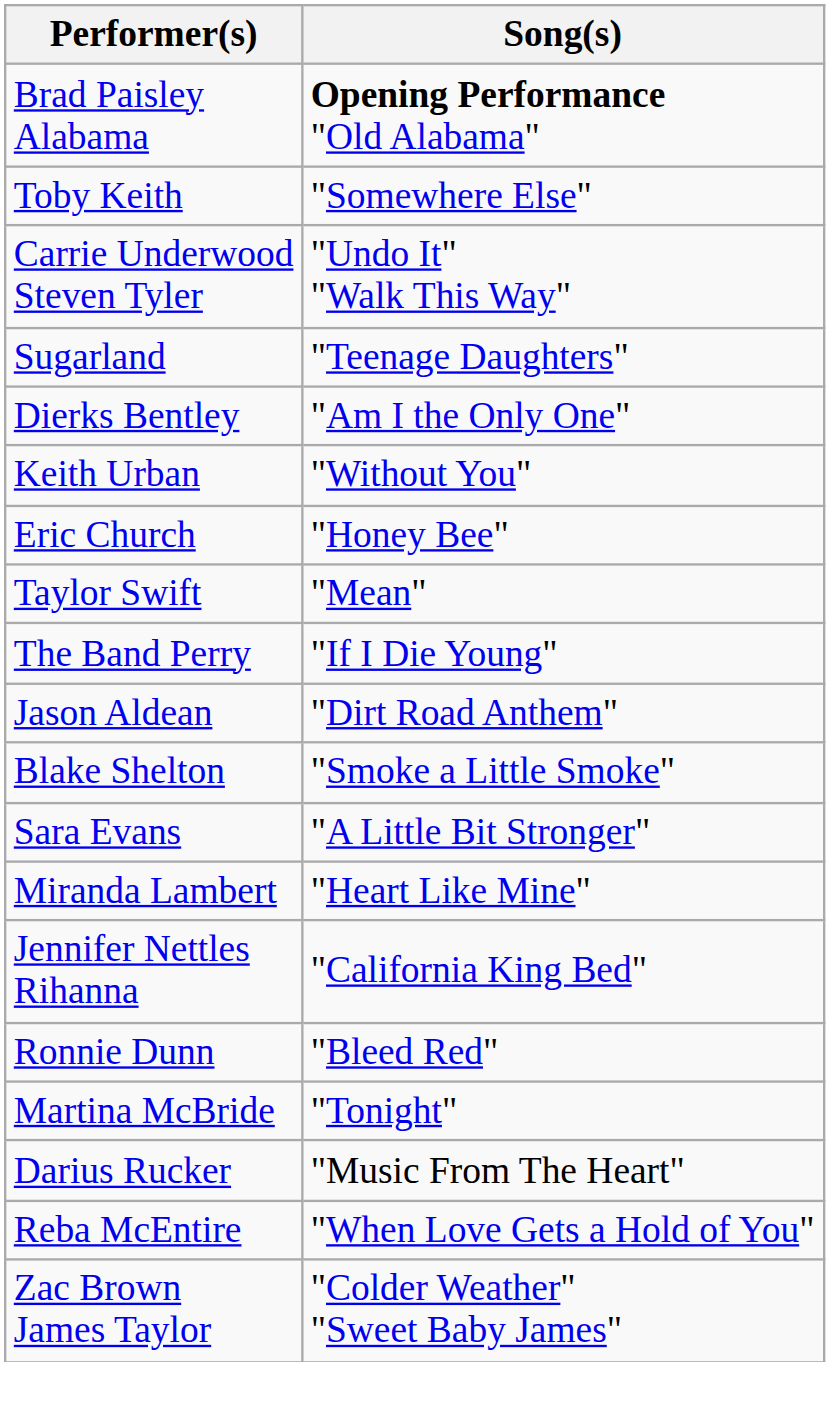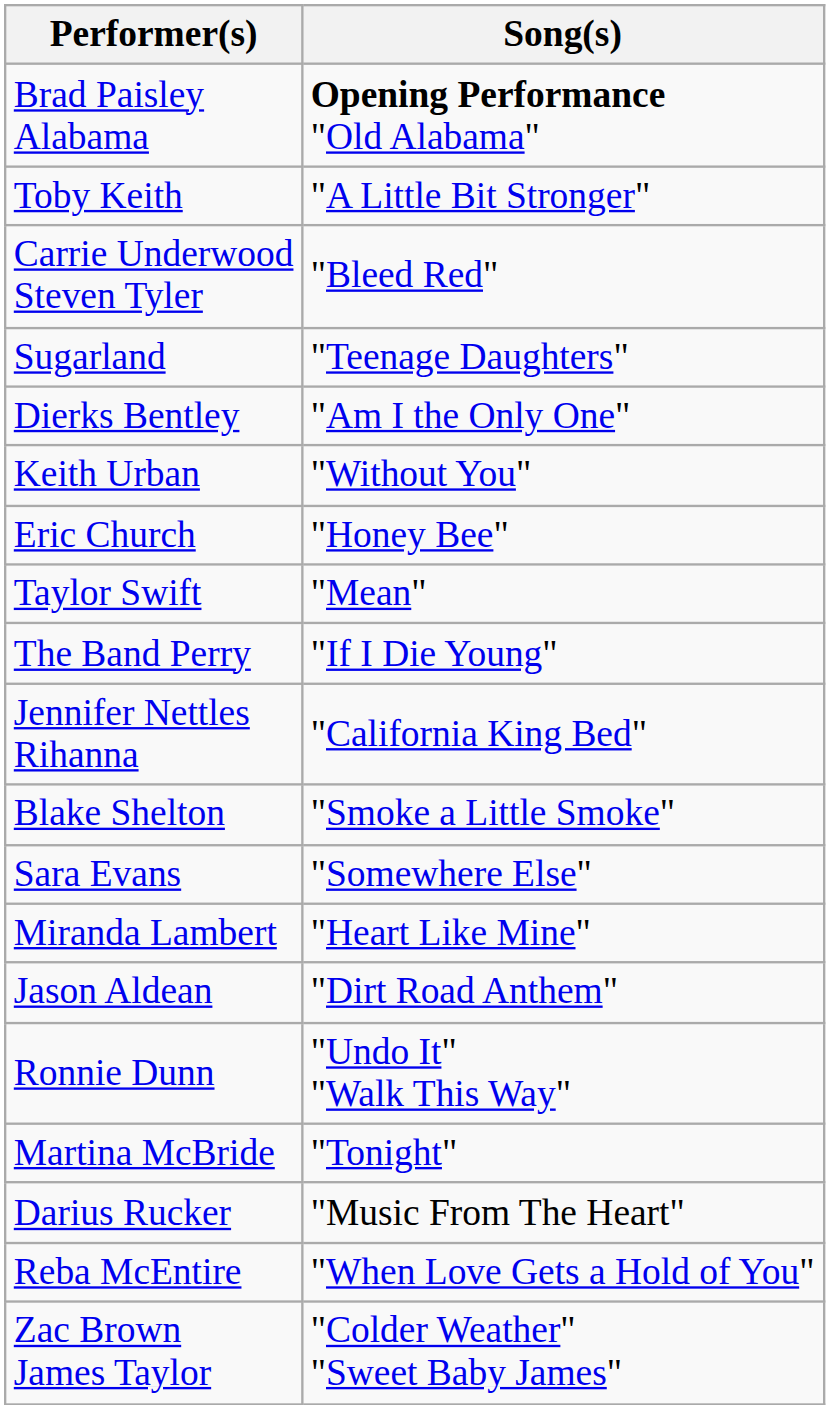(451, 195) "Somewhere Else" -> (480, 195) "A Little Bit Stronger"
(441, 275) "Undo It" "Walk This Way" -> (405, 275) "Bleed Red"
rows swapped: (113, 712) <-> (132, 970)
(480, 830) "A Little Bit Stronger" -> (451, 873) "Somewhere Else"
(405, 1051) "Bleed Red" -> (441, 1072) "Undo It" "Walk This Way"
